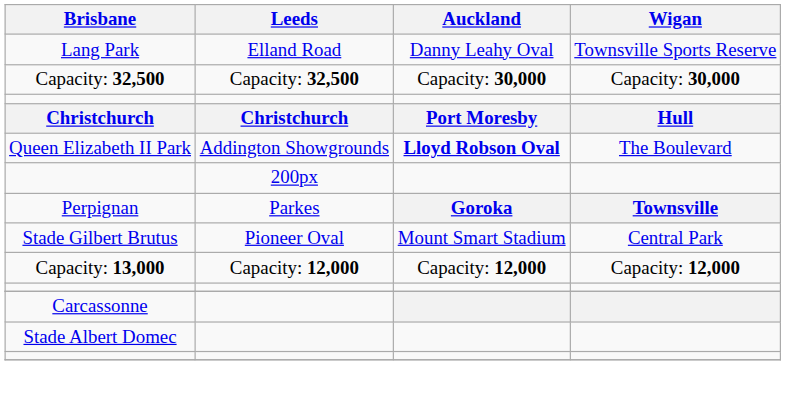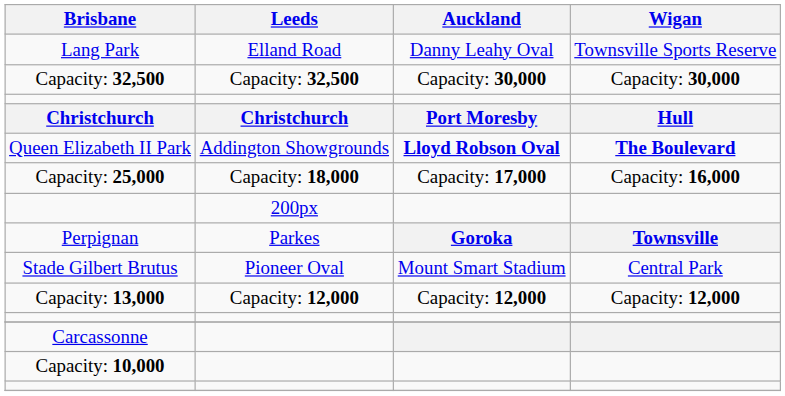(675, 147) normal -> (675, 147) bold
+ row: (100, 177)
- row: (100, 336)
+ row: (100, 366)
